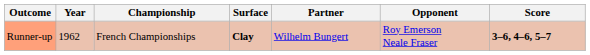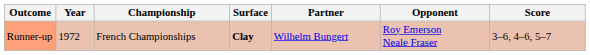(69, 36) 1962 -> (69, 36) 1972
(522, 36) bold -> (522, 36) normal
